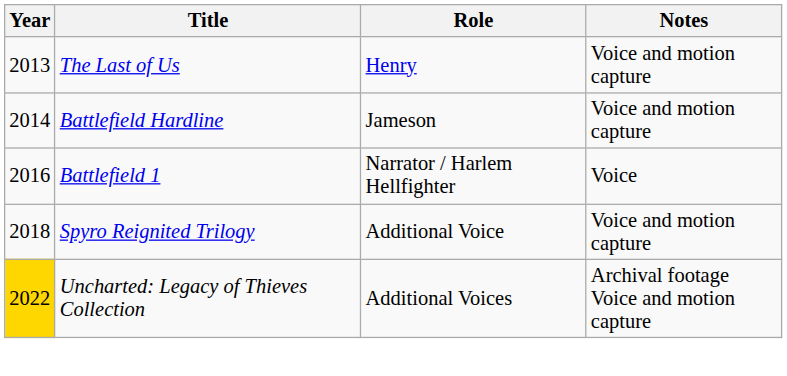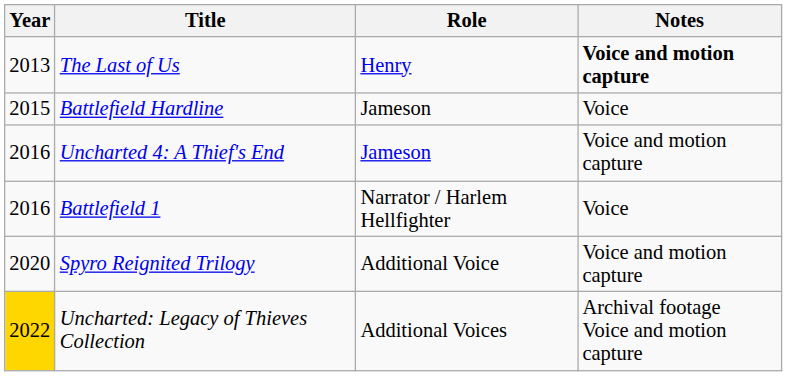(663, 64) normal -> (658, 64) bold
(30, 120) 2014 -> (30, 108) 2015
(663, 120) Voice and motion capture -> (606, 108) Voice
+ row: (172, 152)
(30, 231) 2018 -> (30, 263) 2020
